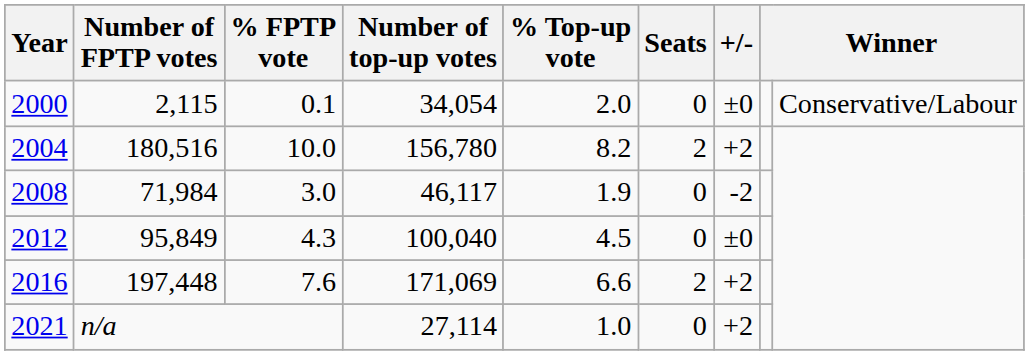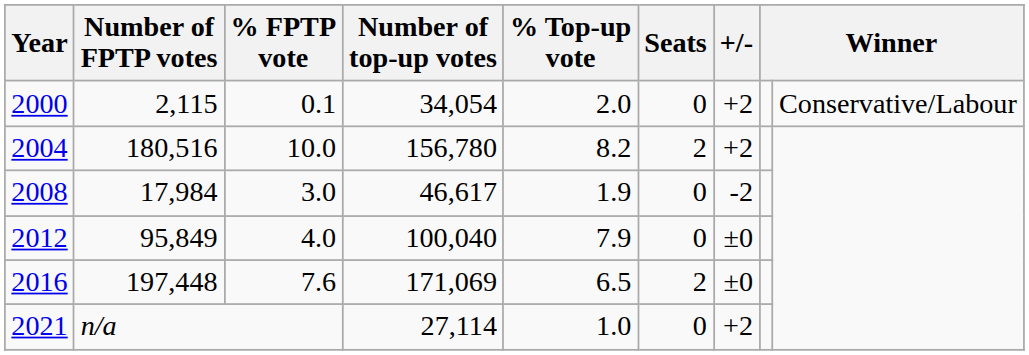(738, 103) ±0 -> (738, 103) +2
(179, 192) 71,984 -> (179, 192) 17,984
(459, 192) 46,117 -> (458, 192) 46,617
(319, 237) 4.3 -> (319, 237) 4.0
(614, 237) 4.5 -> (614, 237) 7.9
(614, 281) 6.6 -> (614, 281) 6.5
(738, 281) +2 -> (738, 281) ±0
